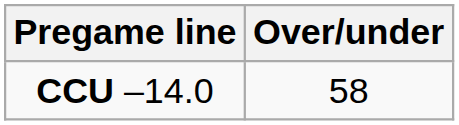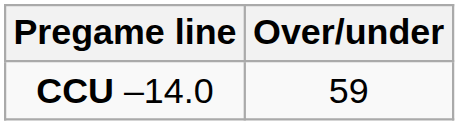(349, 89) 58 -> (349, 89) 59
